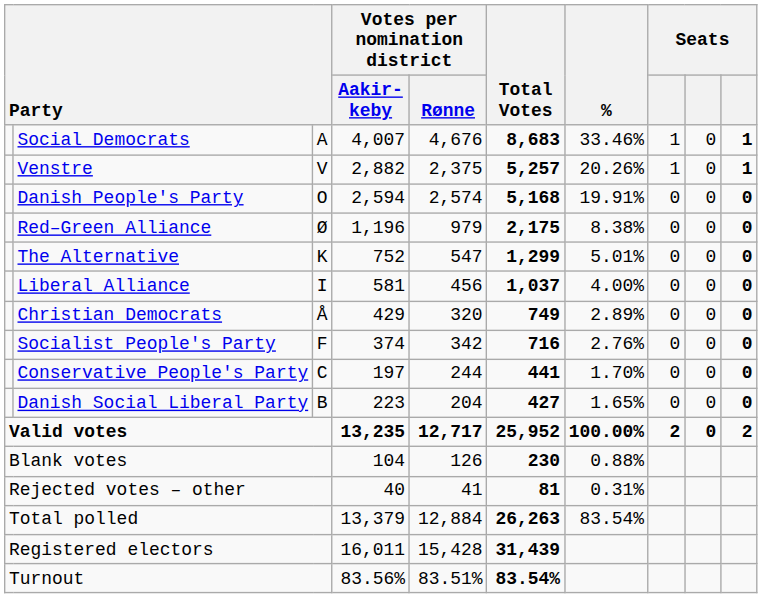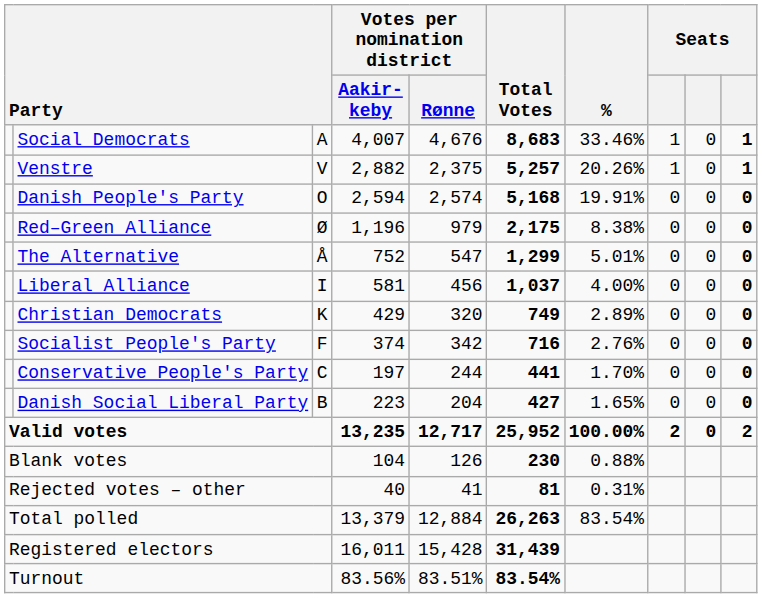(322, 257) K -> (322, 257) Å
(322, 315) Å -> (322, 315) K
